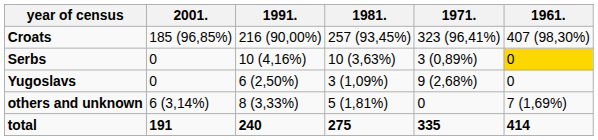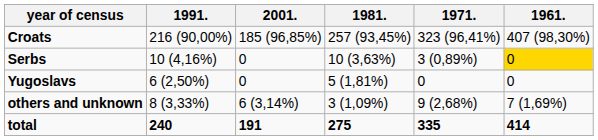columns swapped: (191, 16) <-> (280, 16)
(358, 81) 3 (1,09%) -> (358, 81) 5 (1,81%)
(447, 81) 9 (2,68%) -> (421, 81) 0
(358, 103) 5 (1,81%) -> (358, 103) 3 (1,09%)
(421, 103) 0 -> (447, 103) 9 (2,68%)
